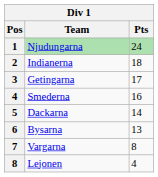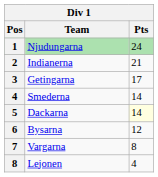(137, 63) 18 -> (137, 63) 21
(137, 96) 16 -> (137, 96) 14
(137, 113) no background -> (137, 113) lightyellow background
(137, 130) 13 -> (137, 130) 12
